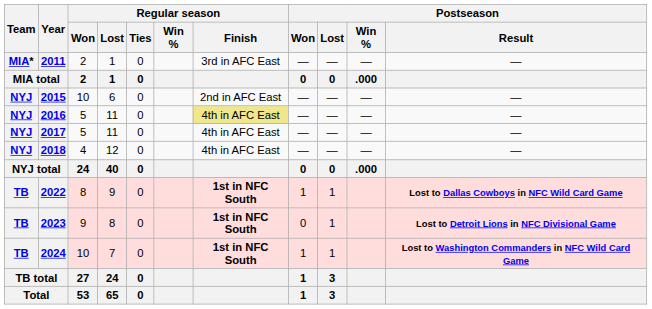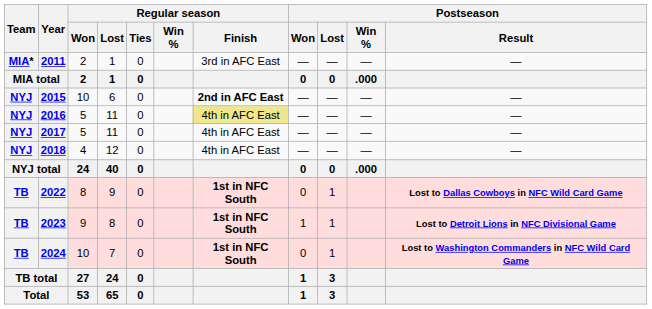(241, 97) normal -> (241, 97) bold
(303, 193) 1 -> (303, 193) 0
(303, 223) 0 -> (303, 223) 1
(303, 253) 1 -> (303, 253) 0
